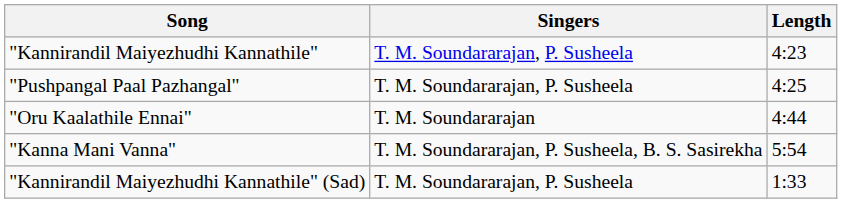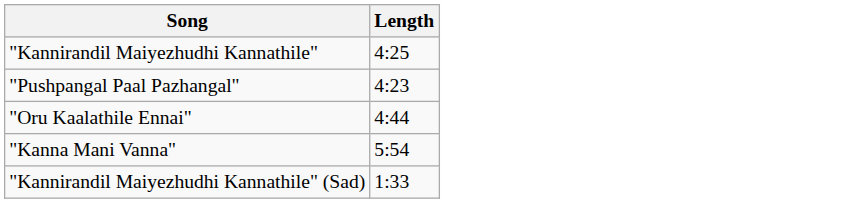- column: (568, 20)
(789, 53) 4:23 -> (392, 53) 4:25
(789, 85) 4:25 -> (392, 85) 4:23
